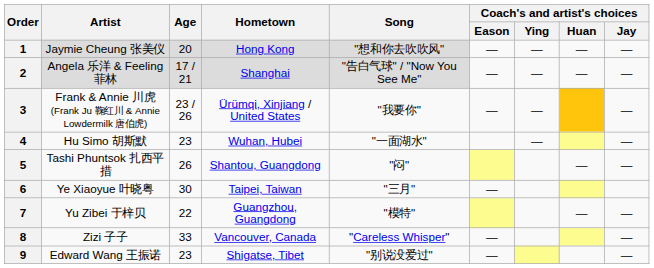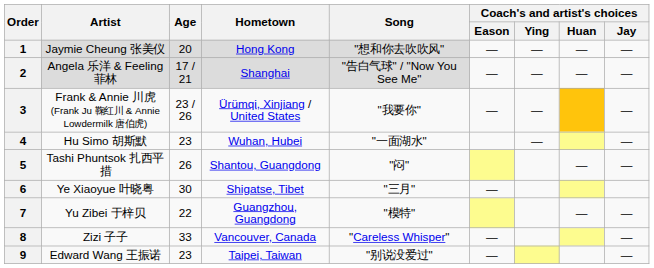(265, 189) Taipei, Taiwan -> (265, 189) Shigatse, Tibet
(265, 255) Shigatse, Tibet -> (265, 255) Taipei, Taiwan
